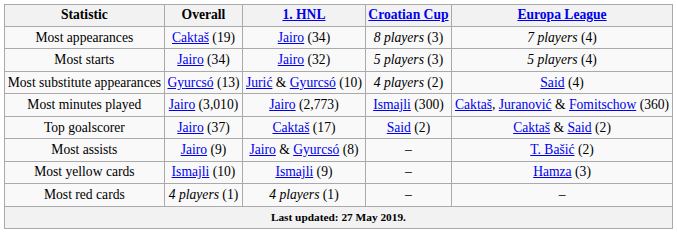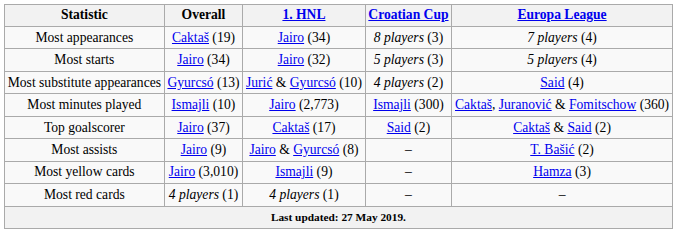(203, 105) Jairo (3,010) -> (203, 105) Ismajli (10)
(203, 172) Ismajli (10) -> (203, 172) Jairo (3,010)
